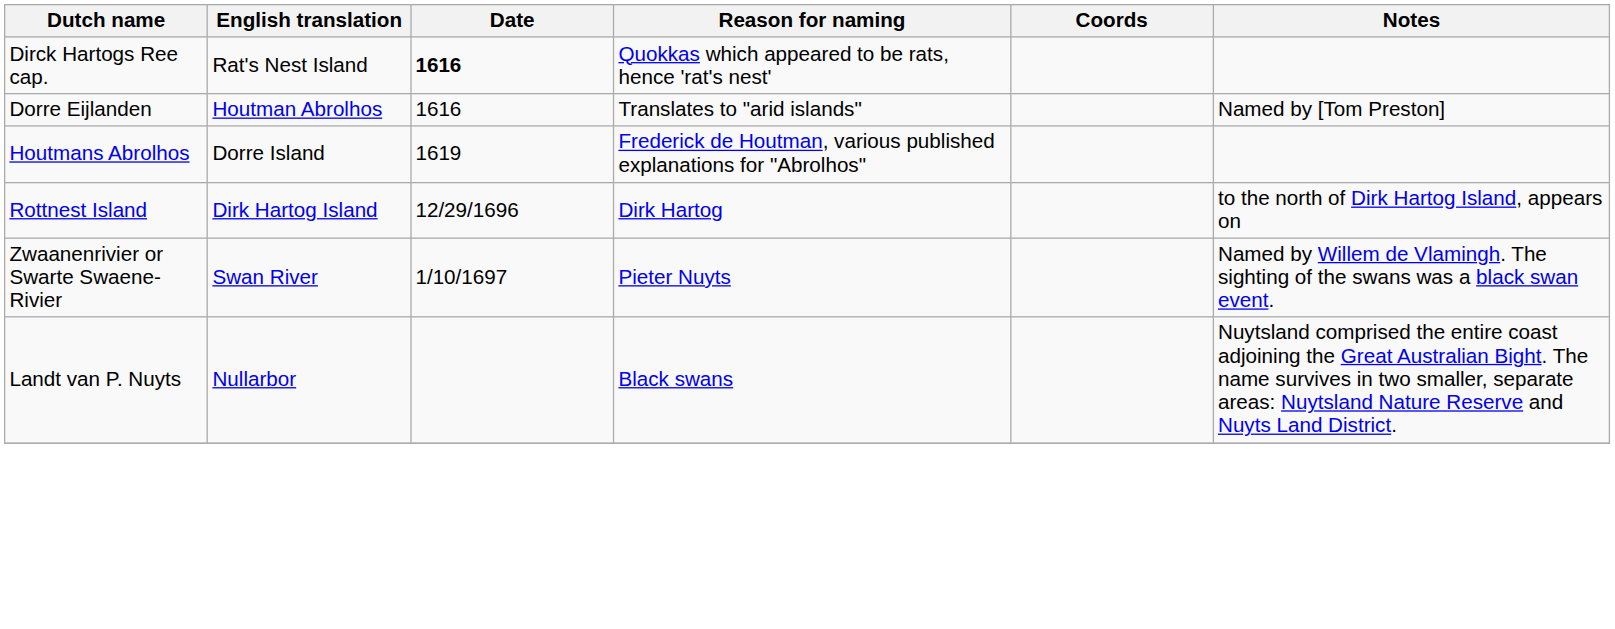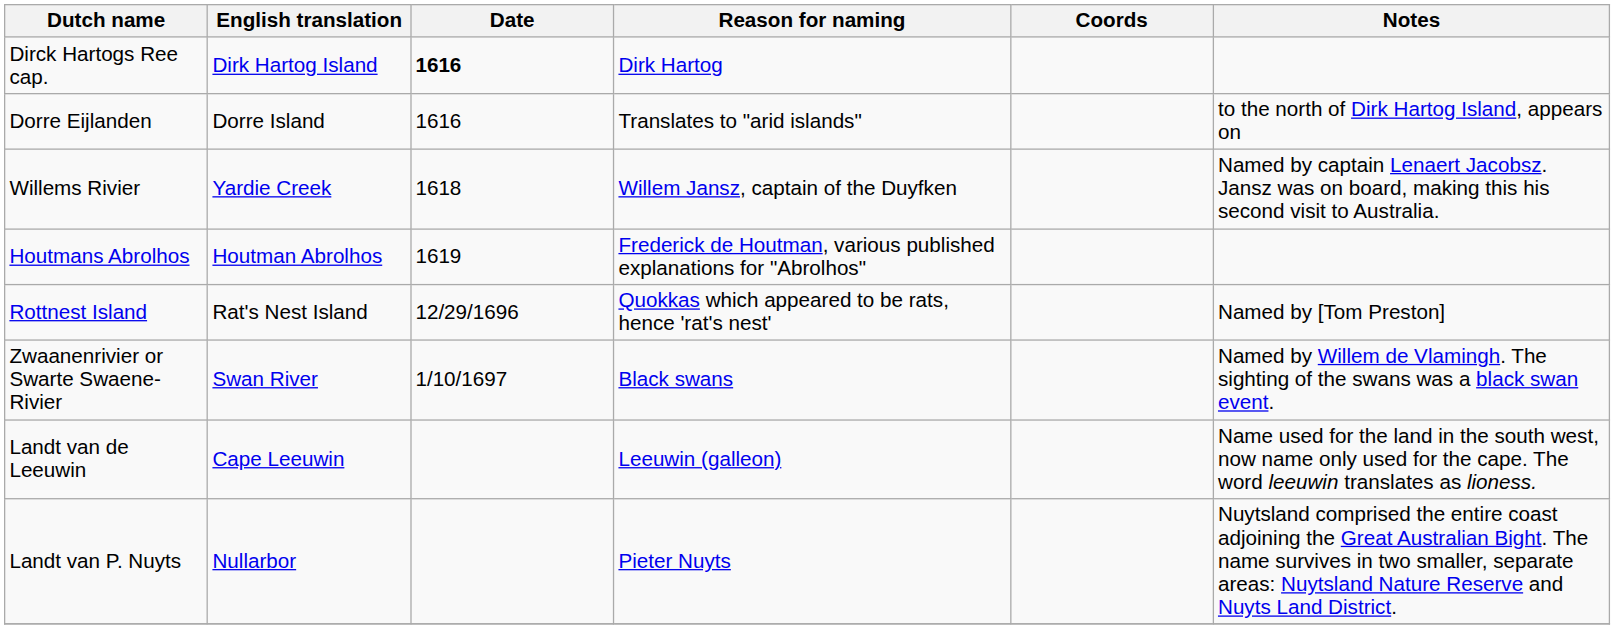(290, 65) Rat's Nest Island -> (295, 65) Dirk Hartog Island
(784, 65) Quokkas which appeared to be rats, hence 'rat's nest' -> (671, 65) Dirk Hartog
(297, 109) Houtman Abrolhos -> (269, 121) Dorre Island
(1332, 109) Named by [Tom Preston] -> (1410, 121) to the north of Dirk Hartog Island, appears on
+ row: (75, 188)
(269, 153) Dorre Island -> (297, 256) Houtman Abrolhos
(295, 209) Dirk Hartog Island -> (290, 312) Rat's Nest Island
(671, 209) Dirk Hartog -> (784, 312) Quokkas which appeared to be rats, hence 'rat's nest'
(1410, 209) to the north of Dirk Hartog Island, appears on -> (1332, 312) Named by [Tom Preston]
(675, 277) Pieter Nuyts -> (676, 379) Black swans
+ row: (69, 458)
(676, 379) Black swans -> (675, 561) Pieter Nuyts
